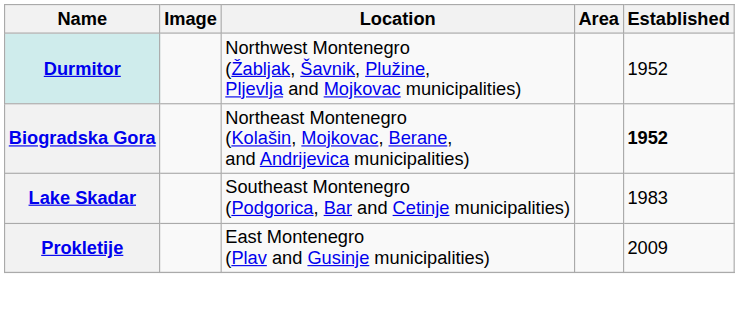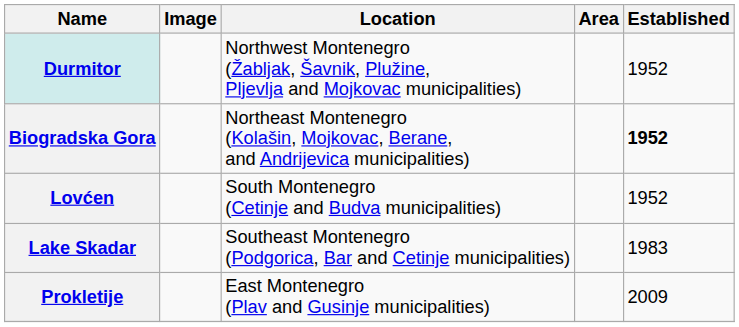+ row: (82, 198)
